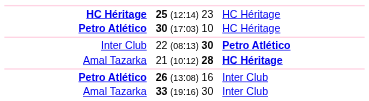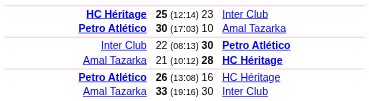(251, 14) HC Héritage -> (245, 14) Inter Club
(251, 28) HC Héritage -> (254, 28) Amal Tazarka
(245, 77) Inter Club -> (251, 77) HC Héritage
